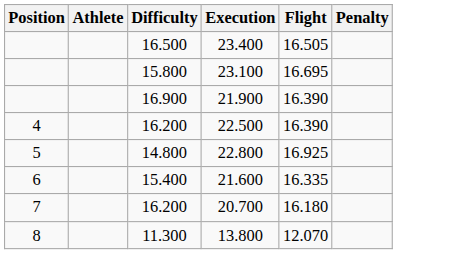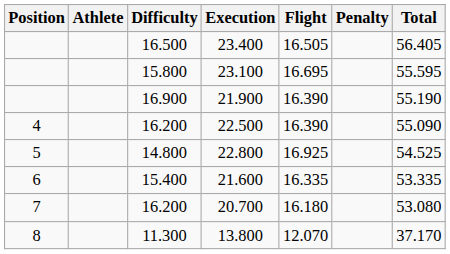+ column: (419, 18)
